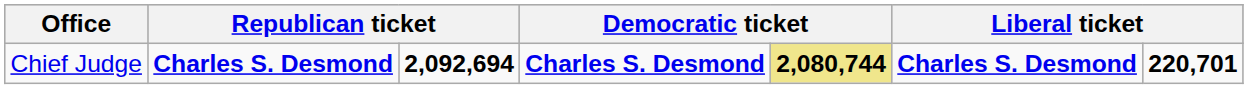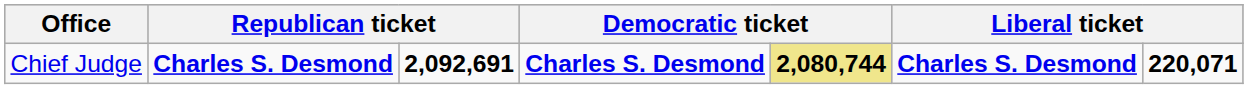(459, 63) 2,092,694 -> (459, 63) 2,092,691
(1193, 63) 220,701 -> (1193, 63) 220,071
